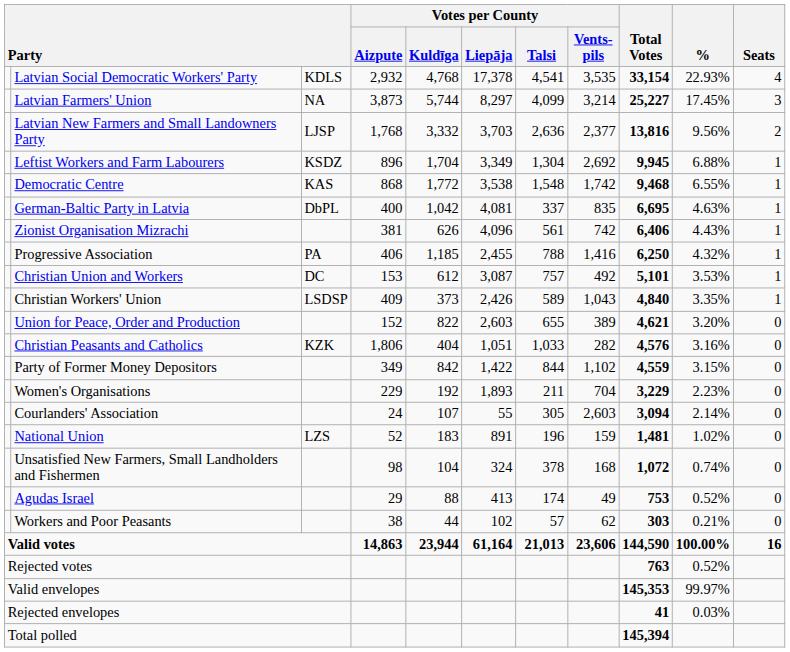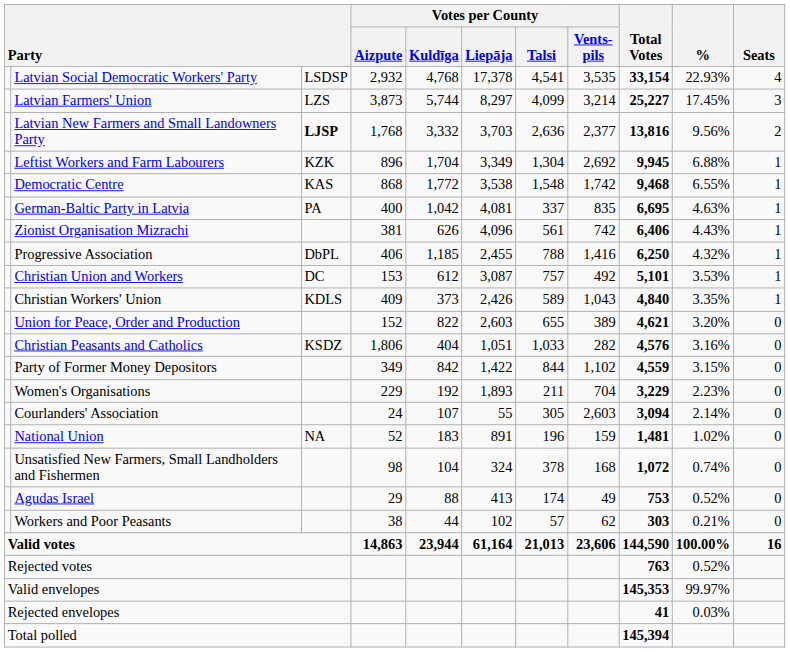(323, 77) KDLS -> (326, 77) LSDSP
(315, 100) NA -> (317, 100) LZS
(320, 131) normal -> (321, 131) bold
(323, 162) KSDZ -> (319, 162) KZK
(322, 208) DbPL -> (313, 208) PA
(313, 253) PA -> (322, 253) DbPL
(326, 299) LSDSP -> (323, 299) KDLS
(319, 345) KZK -> (323, 345) KSDZ
(317, 436) LZS -> (315, 436) NA
